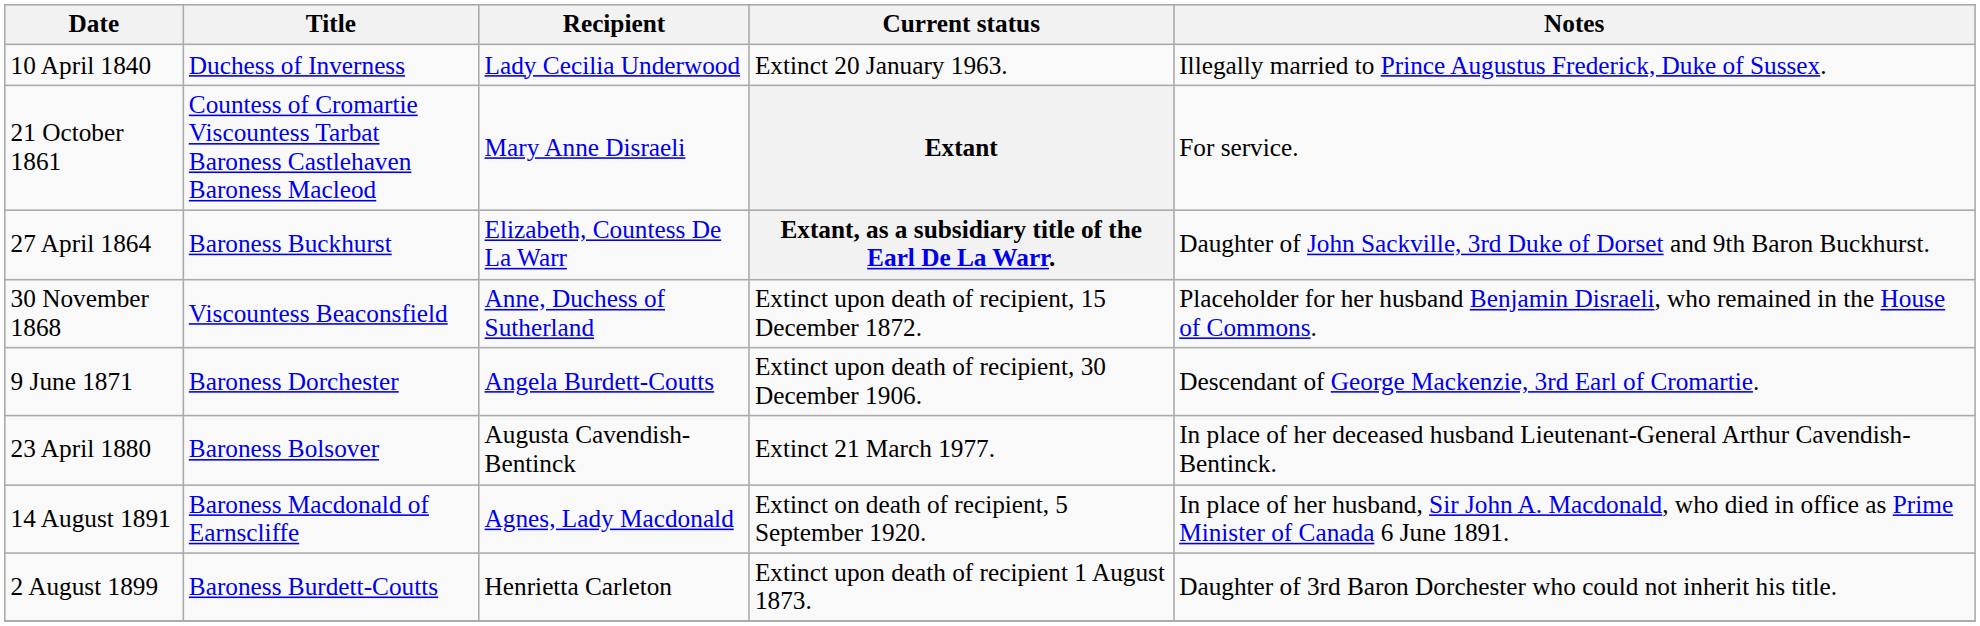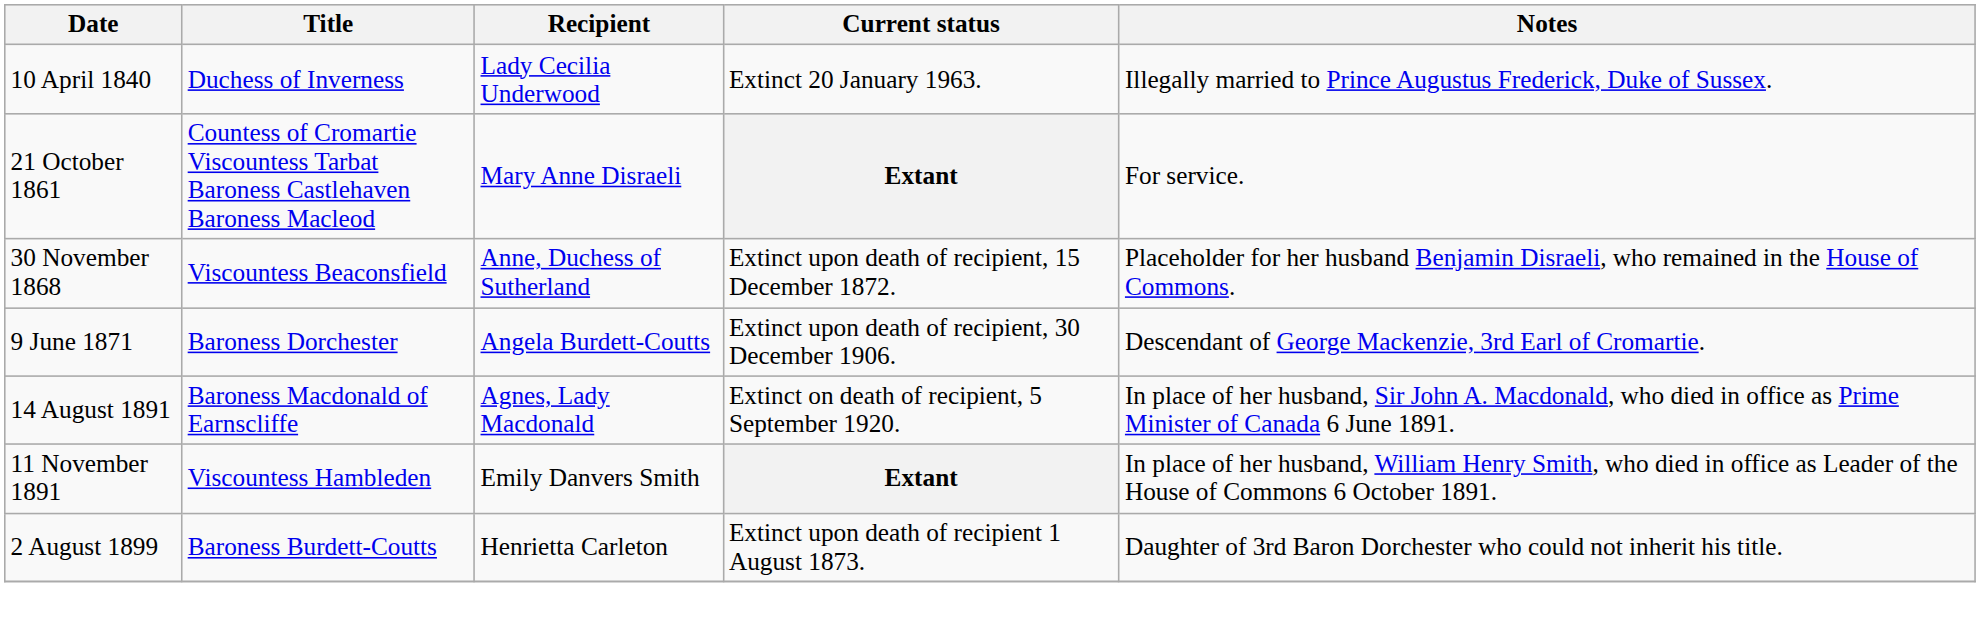- row: (81, 244)
- row: (81, 449)
+ row: (79, 478)
